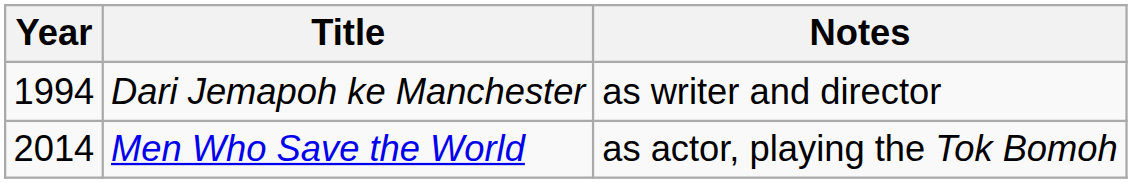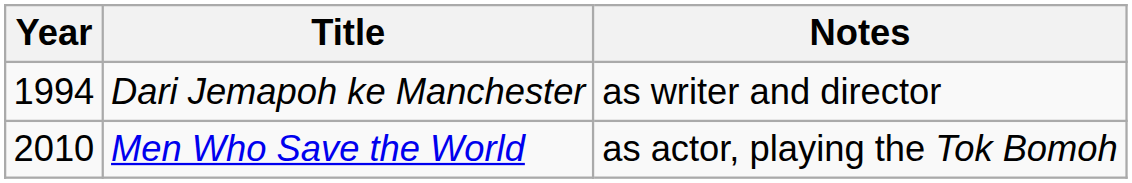(54, 148) 2014 -> (54, 148) 2010
